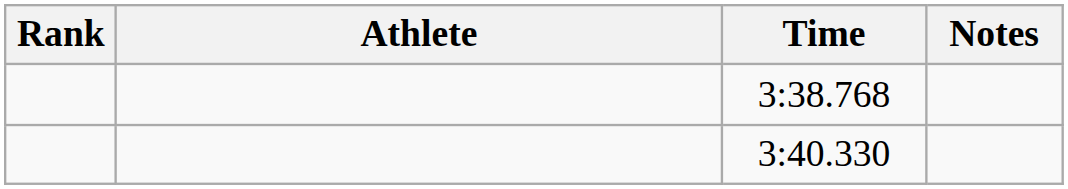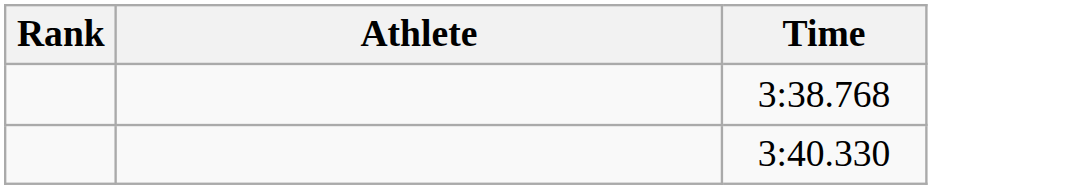- column: (994, 34)
